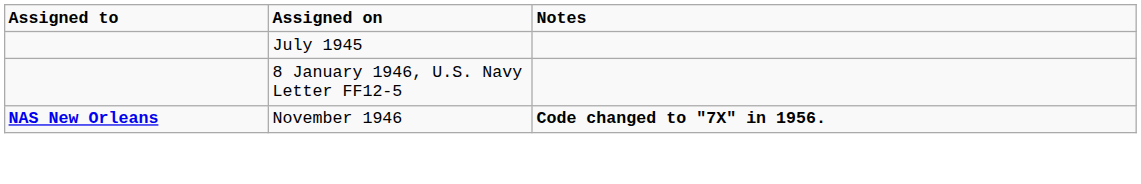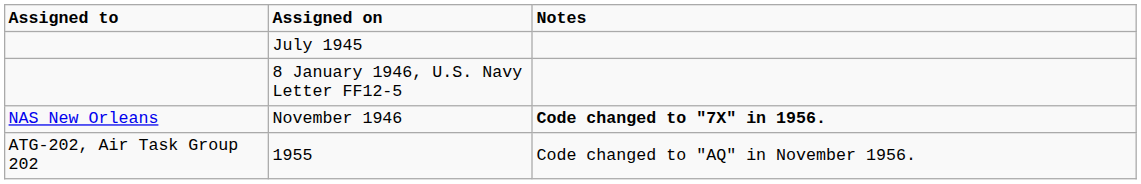(83, 119) bold -> (83, 119) normal
+ row: (292, 155)
